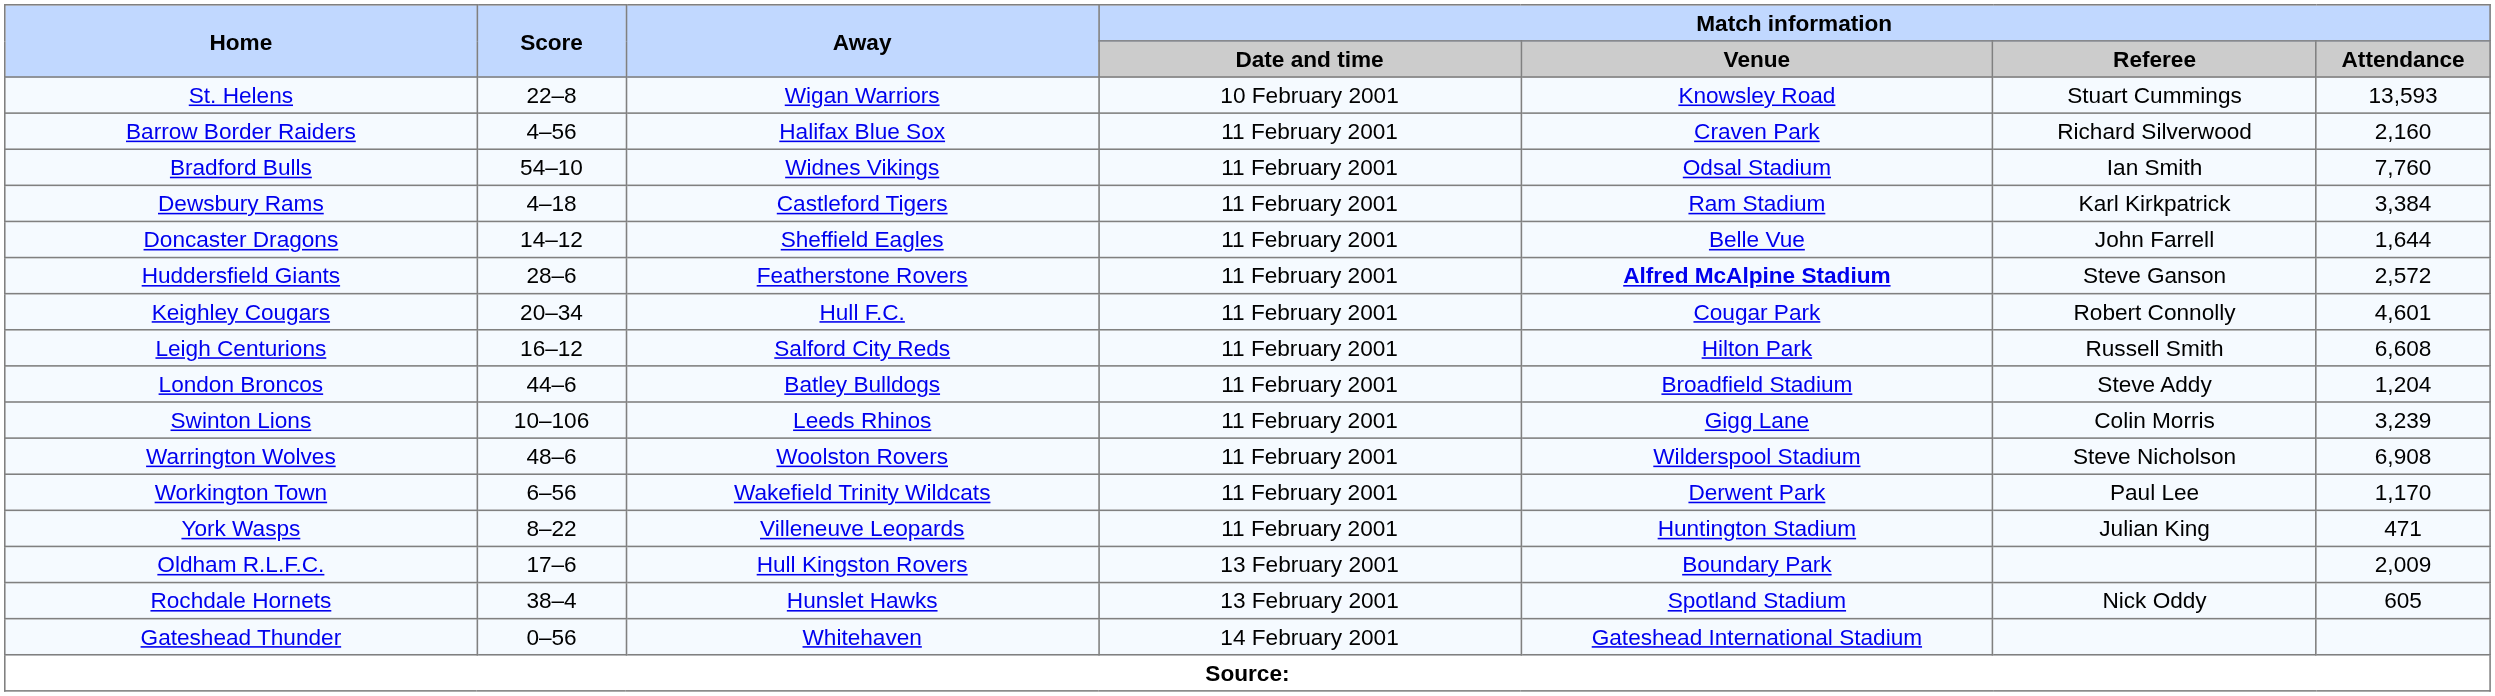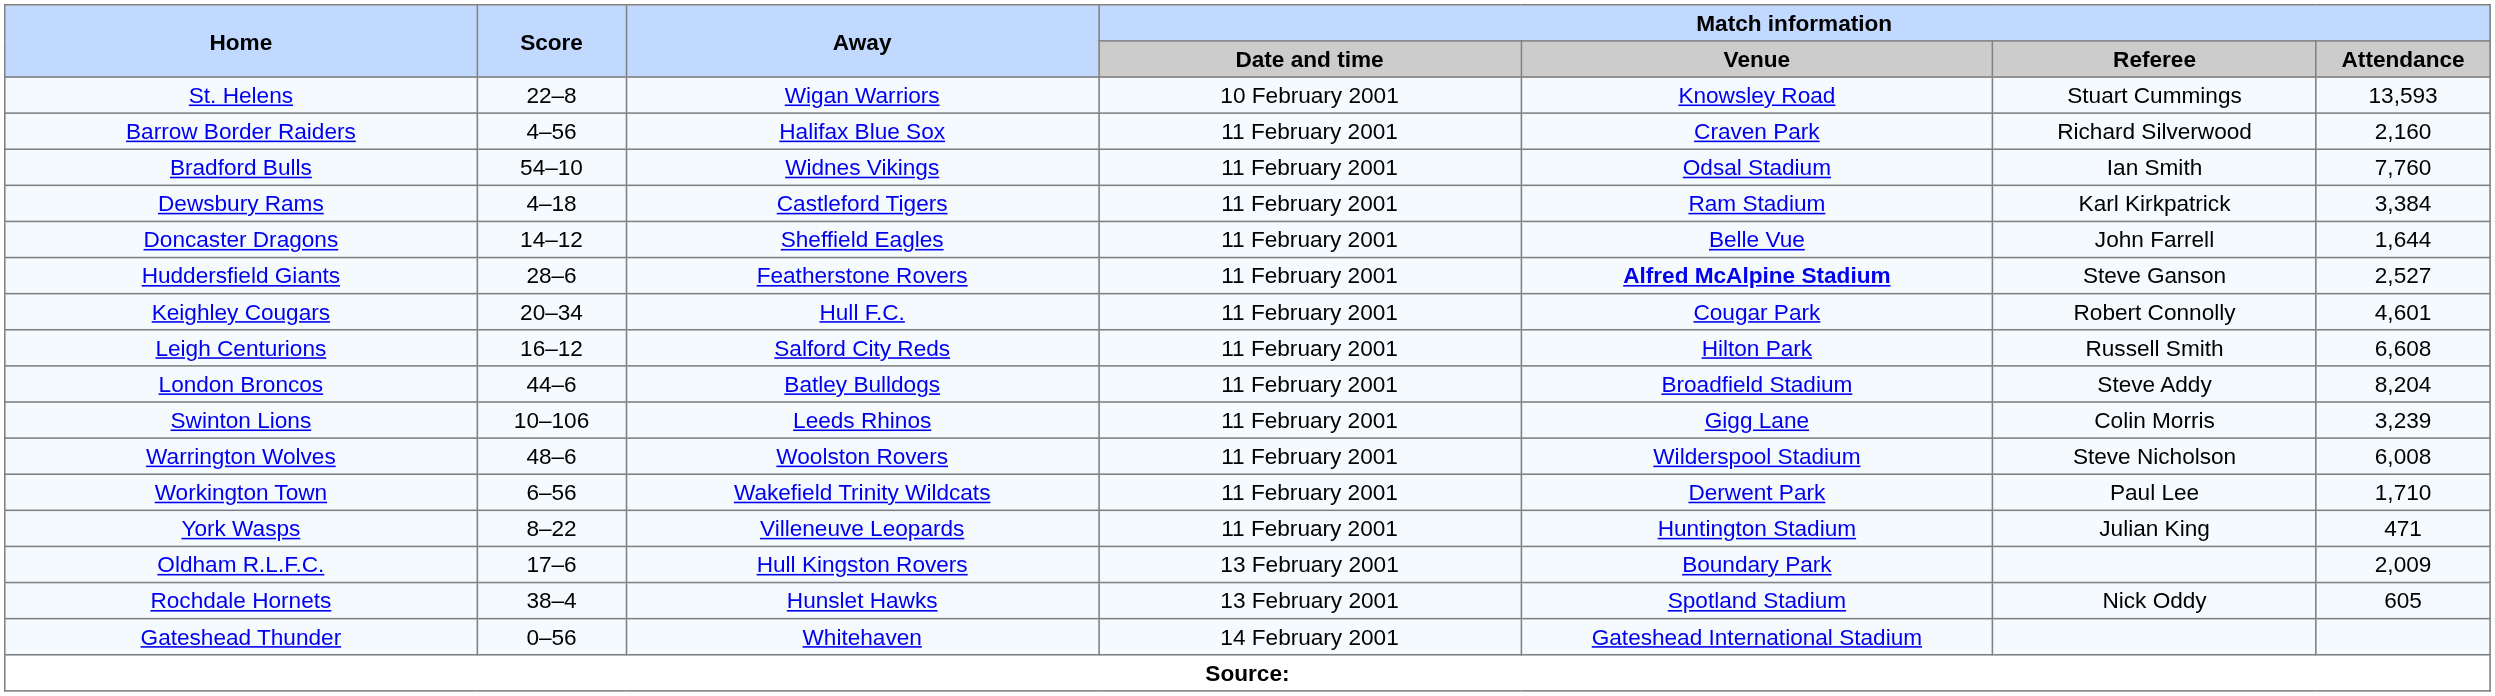(2403, 276) 2,572 -> (2403, 276) 2,527
(2403, 384) 1,204 -> (2403, 384) 8,204
(2403, 456) 6,908 -> (2403, 456) 6,008
(2403, 492) 1,170 -> (2403, 492) 1,710
